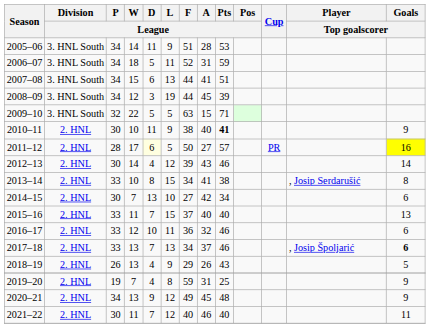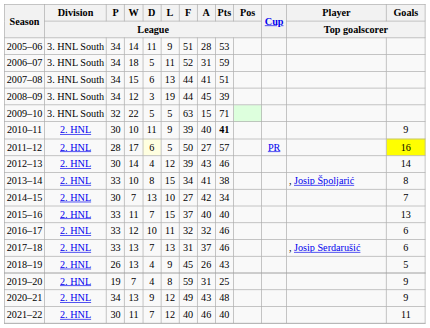(188, 130) 38 -> (188, 130) 39
(325, 181) , Josip Serdarušić -> (322, 181) , Josip Špoljarić
(406, 197) 6 -> (406, 197) 7
(188, 231) 36 -> (188, 231) 32
(188, 248) 34 -> (188, 248) 31
(322, 248) , Josip Špoljarić -> (325, 248) , Josip Serdarušić
(406, 248) bold -> (406, 248) normal
(188, 264) 29 -> (188, 264) 45
(206, 298) 45 -> (206, 298) 43
